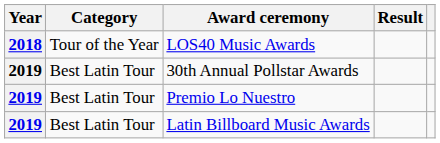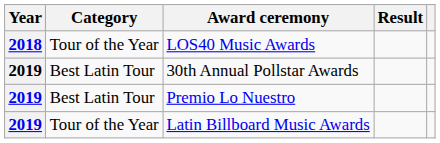(102, 124) Best Latin Tour -> (104, 124) Tour of the Year
